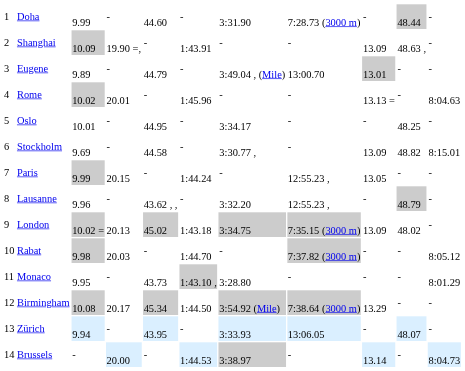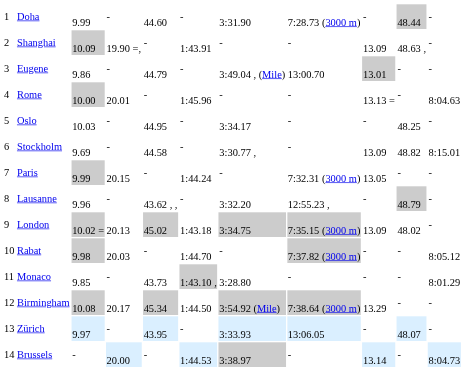(81, 74) 9.89 -> (81, 74) 9.86
(84, 100) 10.02 -> (84, 100) 10.00
(84, 126) 10.01 -> (84, 126) 10.03
(309, 178) 12:55.23 , -> (324, 178) 7:32.31 (3000 m)
(81, 282) 9.95 -> (81, 282) 9.85
(81, 334) 9.94 -> (81, 334) 9.97
